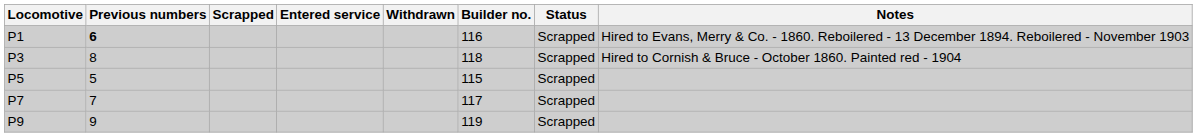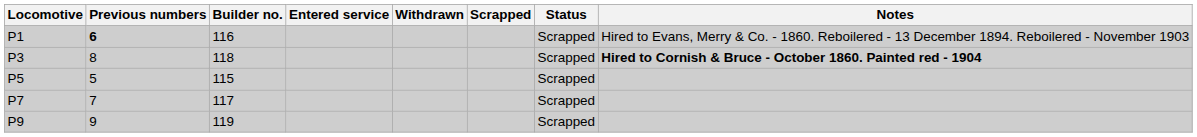columns swapped: (496, 15) <-> (243, 15)
(781, 57) normal -> (791, 57) bold
